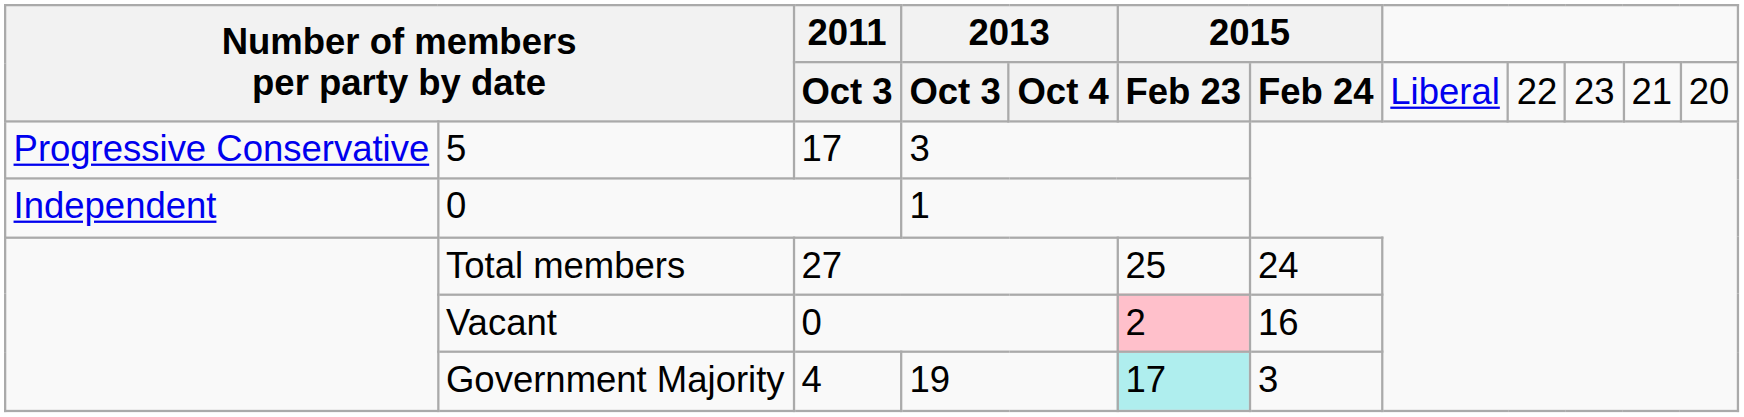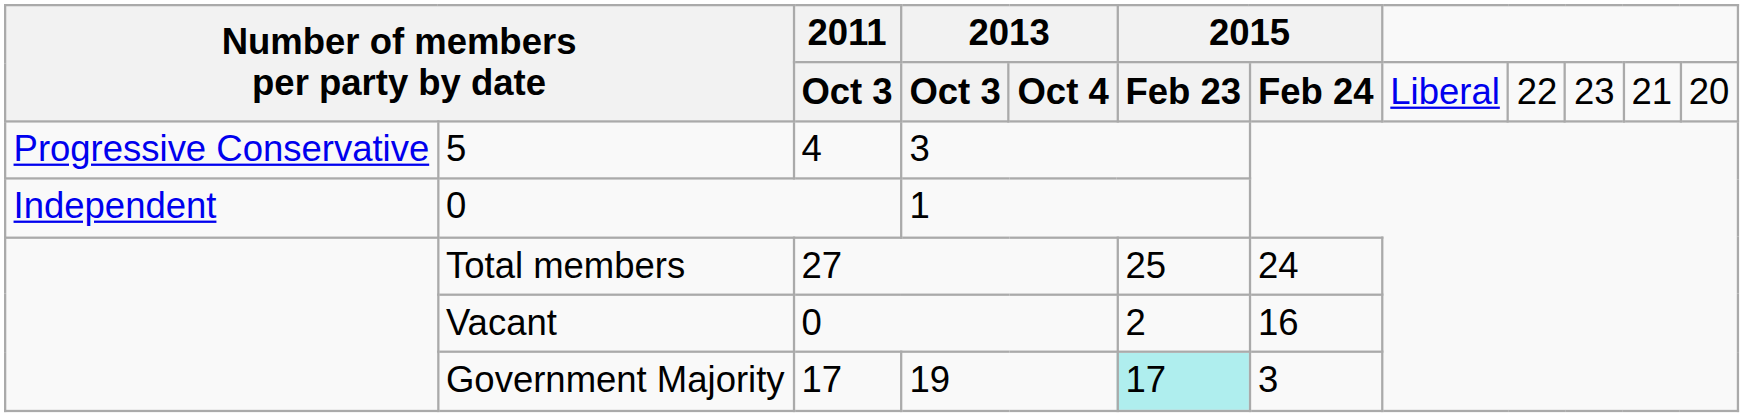(822, 149) 17 -> (812, 149) 4
(1136, 322) pink background -> (1136, 322) no background
(812, 380) 4 -> (822, 380) 17
